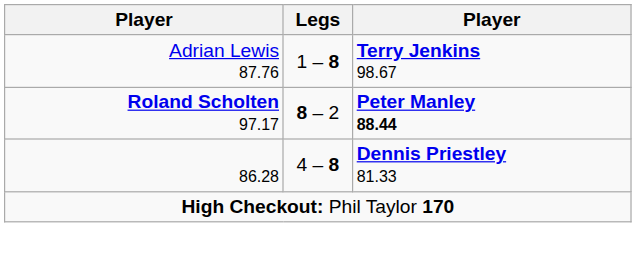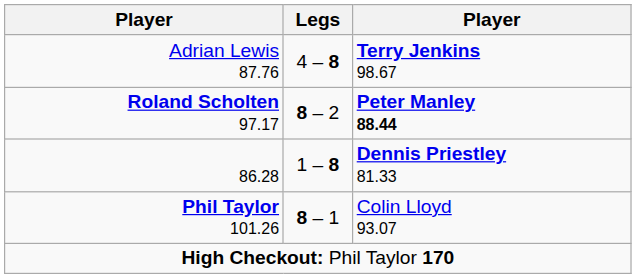(318, 60) 1 – 8 -> (318, 60) 4 – 8
(318, 165) 4 – 8 -> (318, 165) 1 – 8
+ row: (231, 217)
